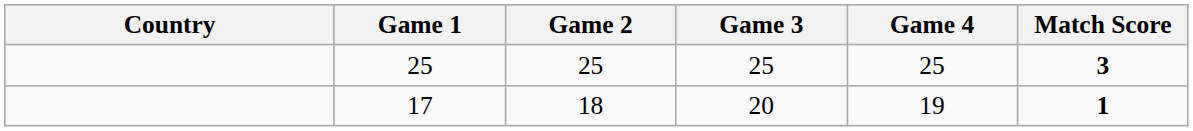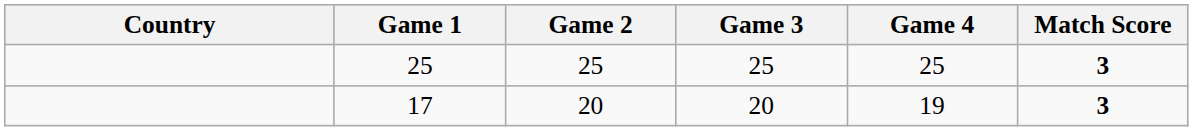(591, 105) 18 -> (591, 105) 20
(1103, 105) 1 -> (1103, 105) 3
